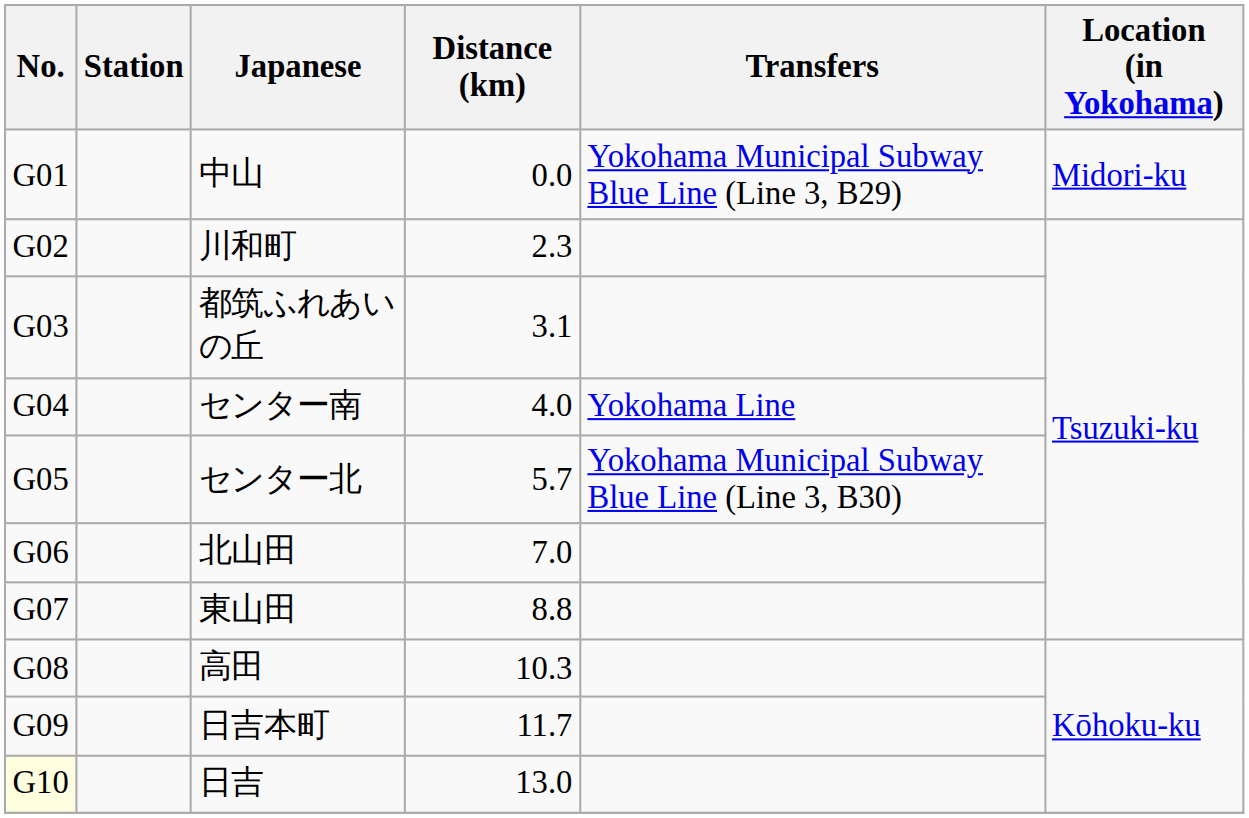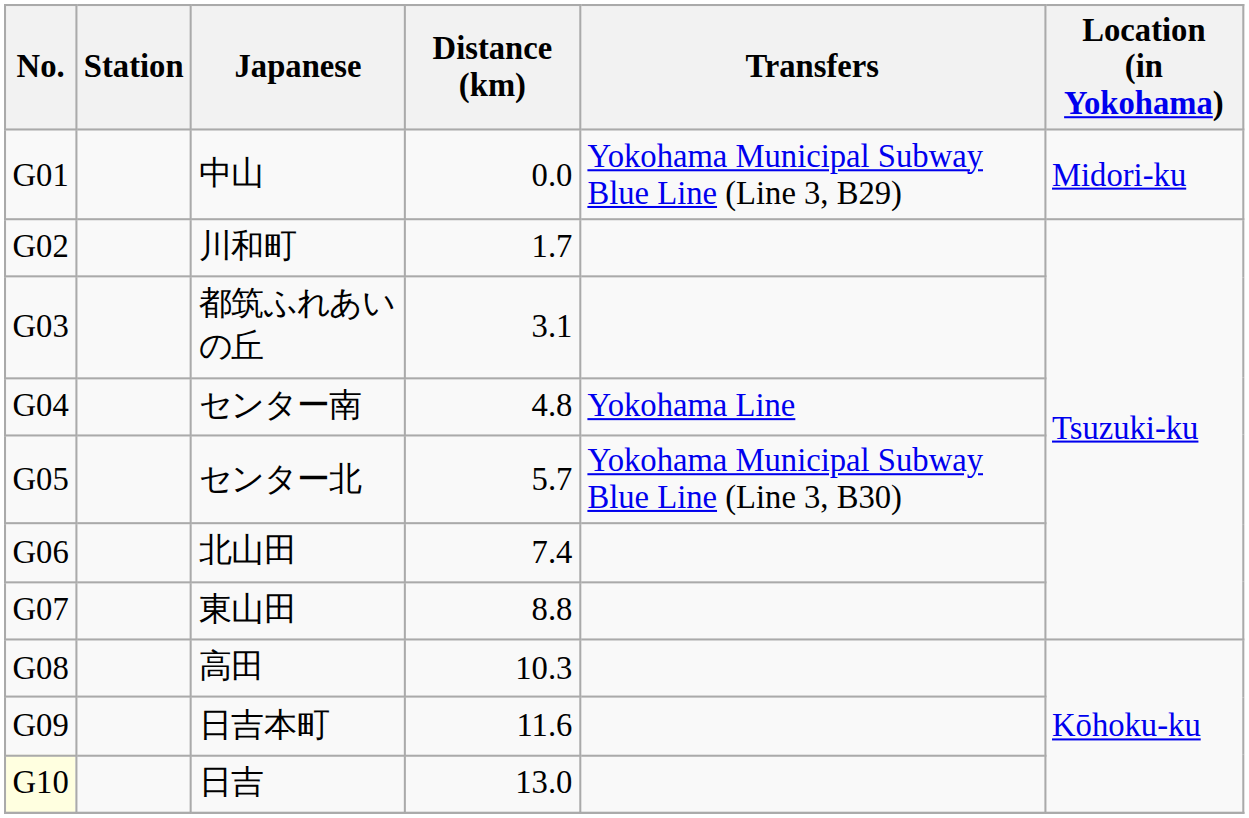(552, 247) 2.3 -> (552, 247) 1.7
(552, 405) 4.0 -> (552, 405) 4.8
(552, 552) 7.0 -> (552, 552) 7.4
(544, 725) 11.7 -> (544, 725) 11.6
